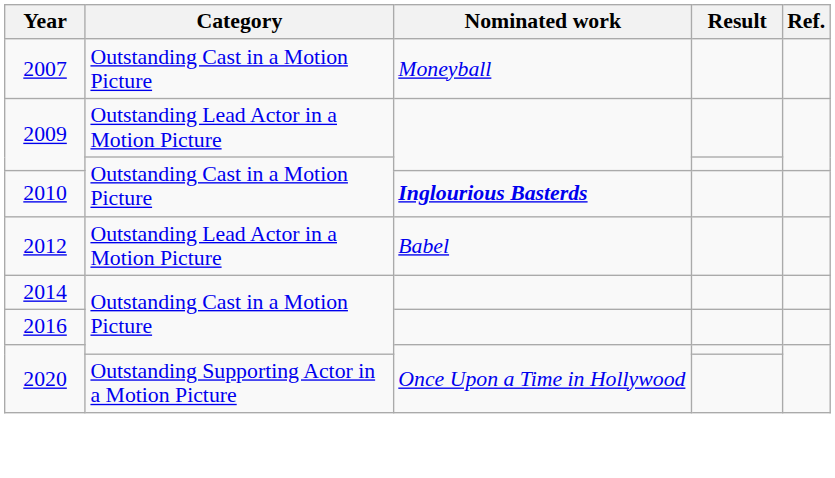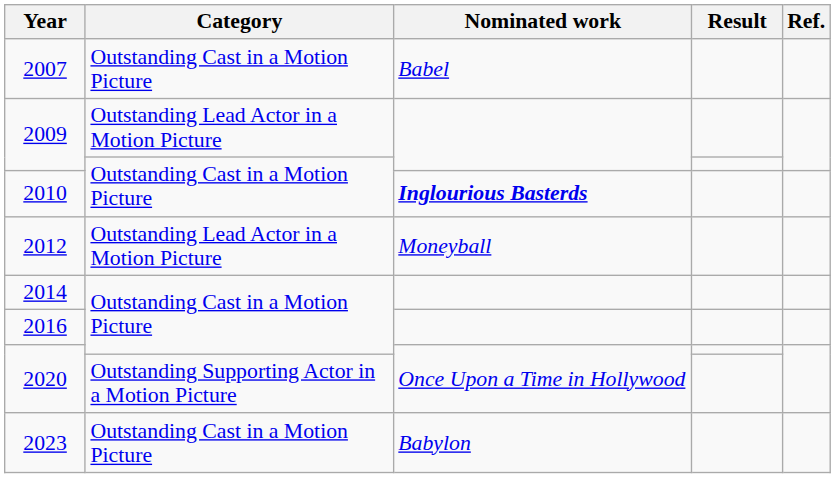(445, 68) Moneyball -> (424, 68) Babel
(424, 245) Babel -> (445, 245) Moneyball
+ row: (45, 442)
